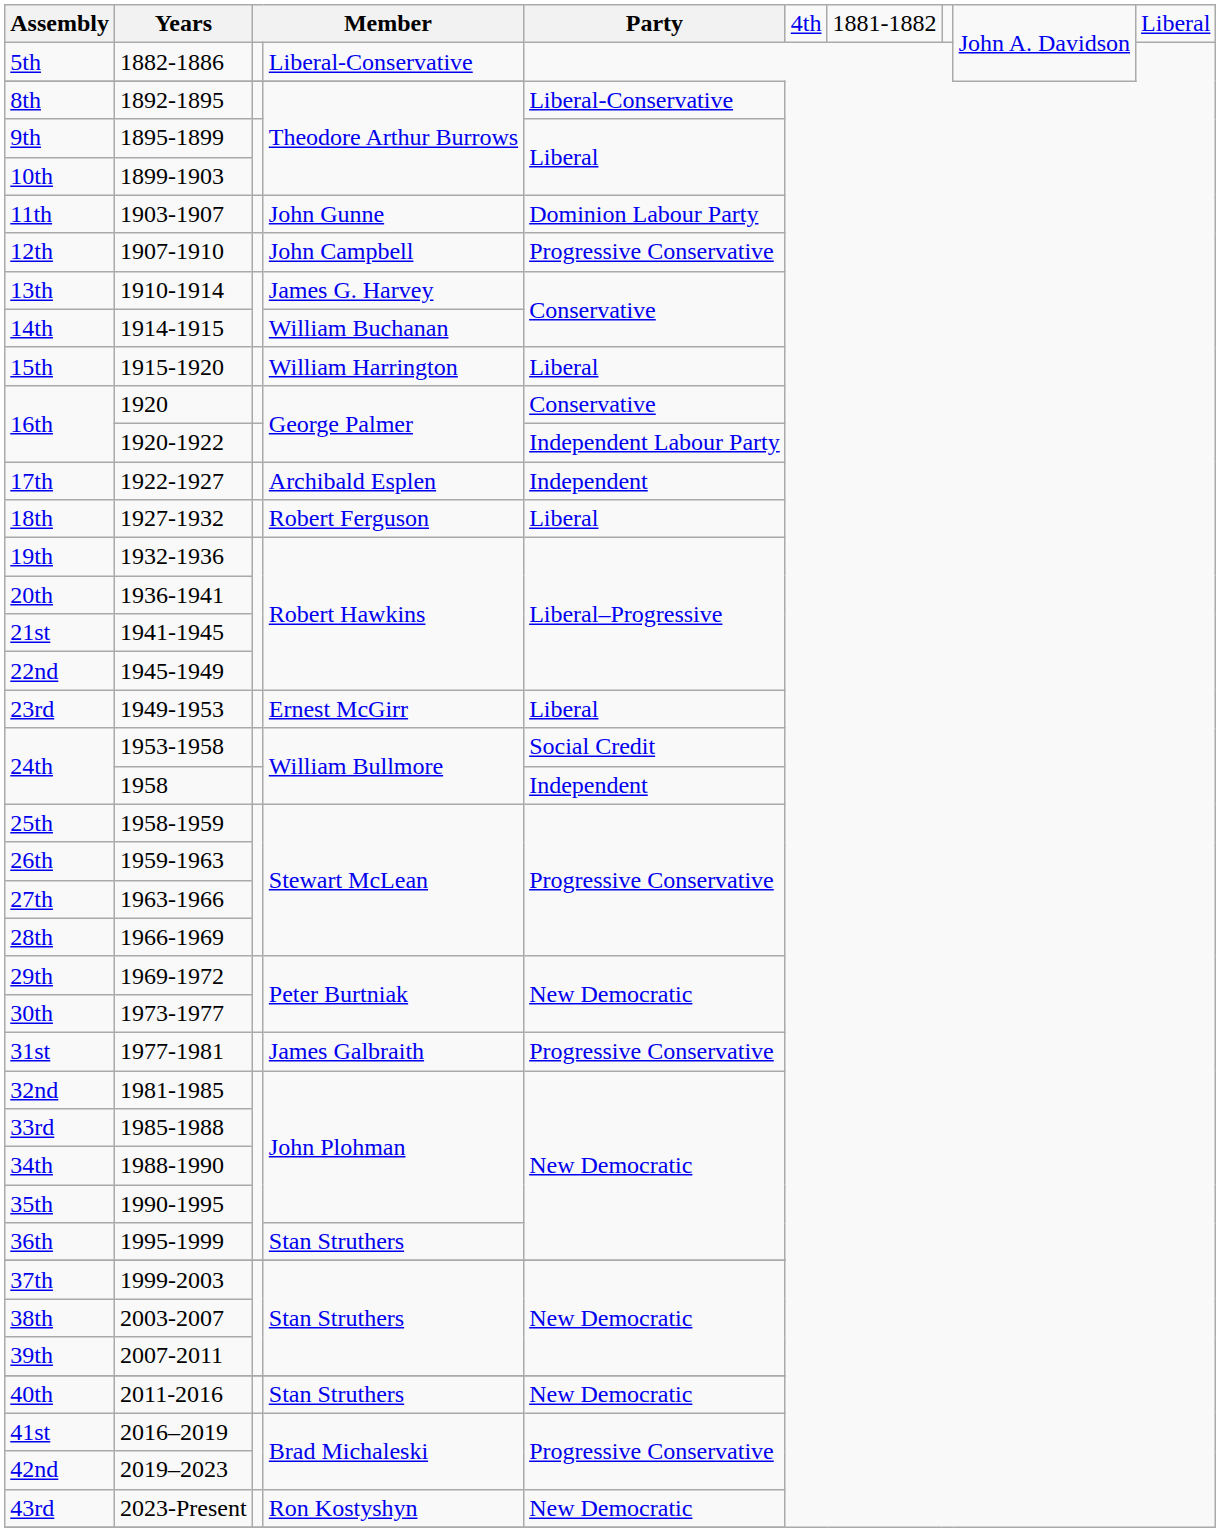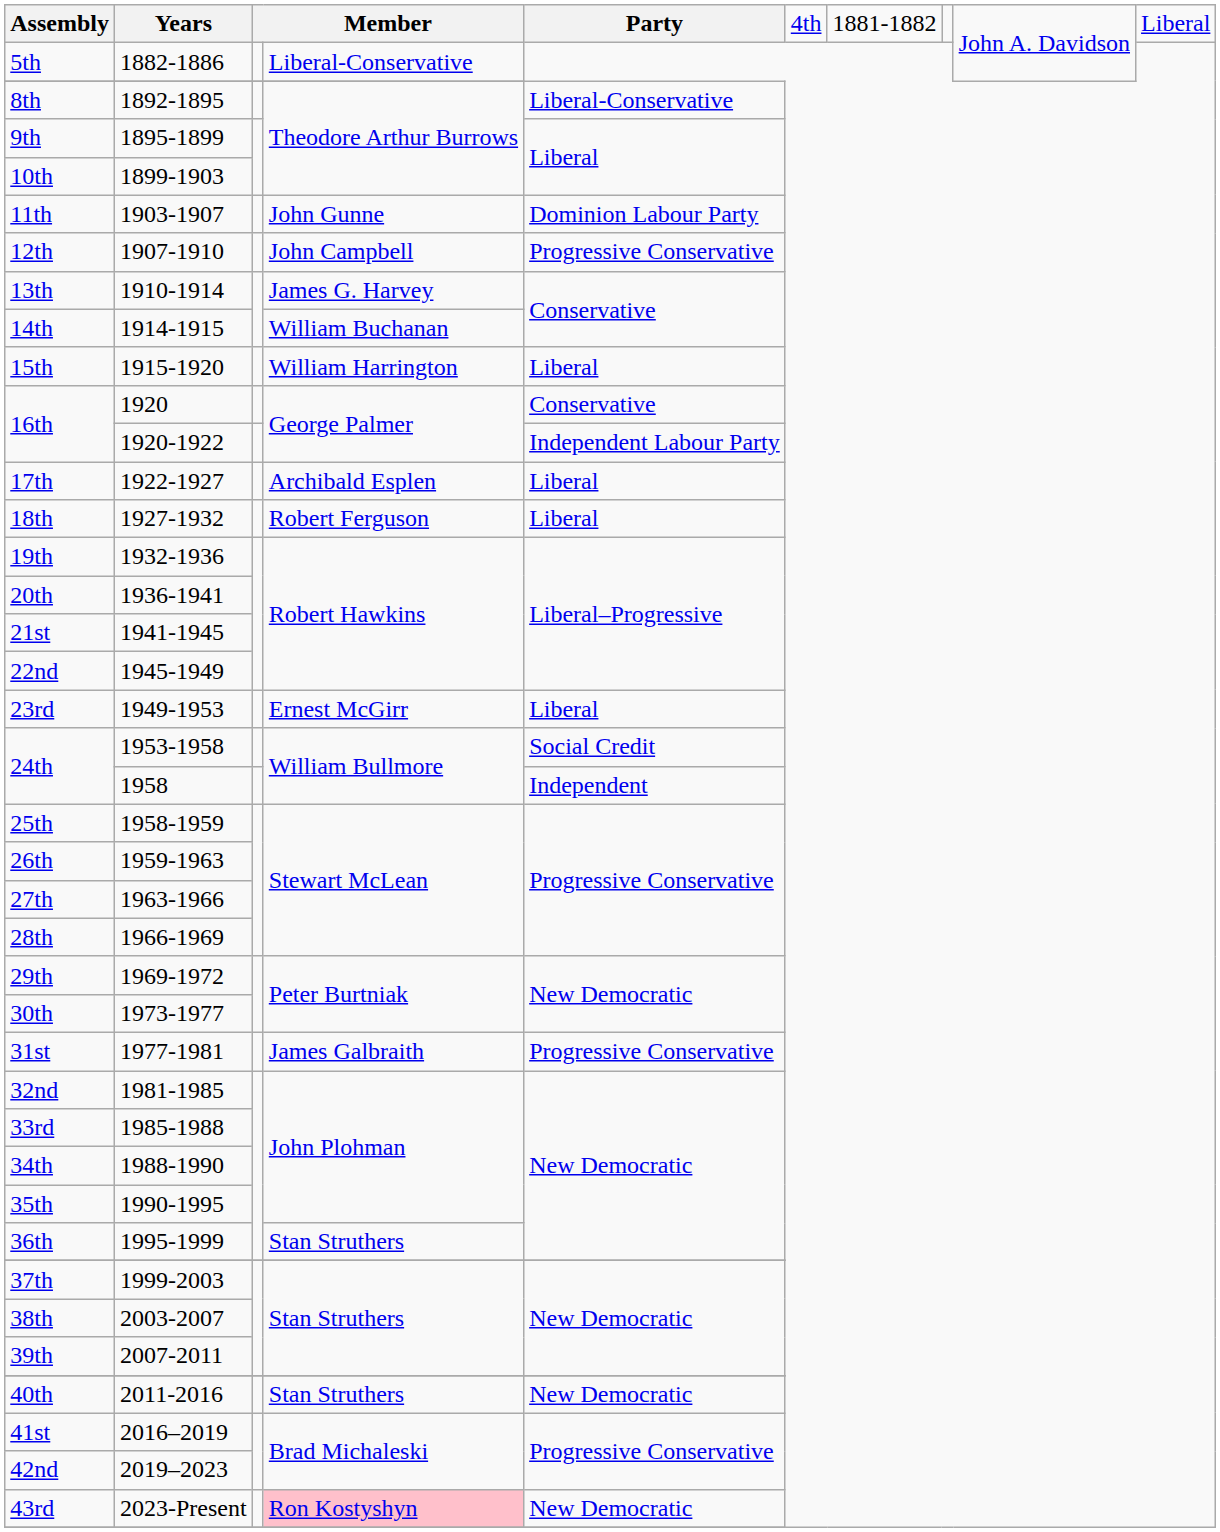(588, 480) Independent -> (564, 480) Liberal
(343, 1507) no background -> (343, 1507) pink background
